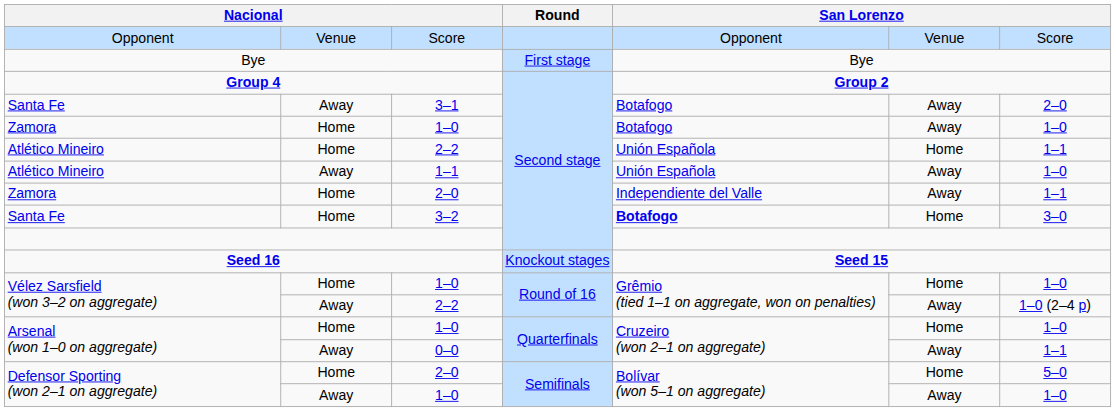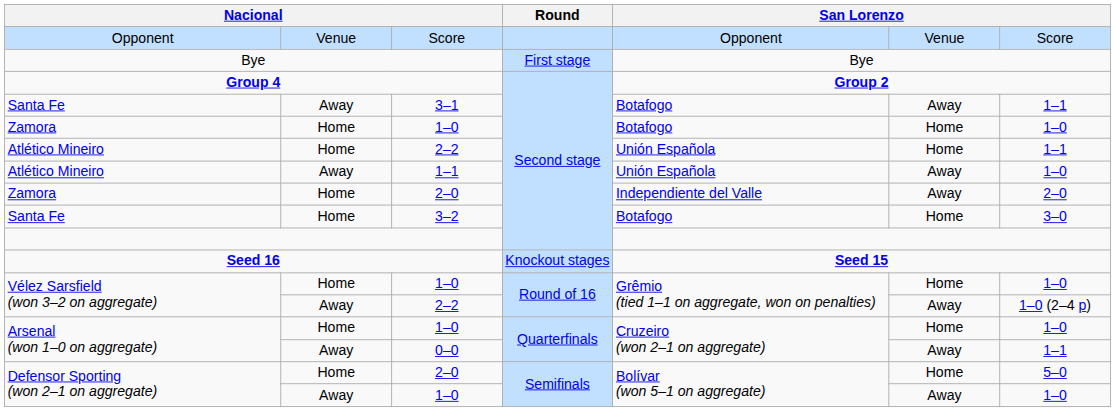(1055, 104) 2–0 -> (1055, 104) 1–1
(944, 127) Away -> (944, 127) Home
(1055, 194) 1–1 -> (1055, 194) 2–0
(647, 216) bold -> (644, 216) normal
